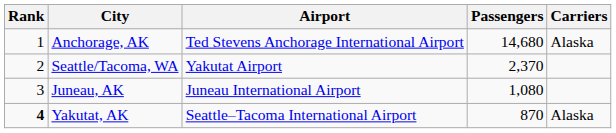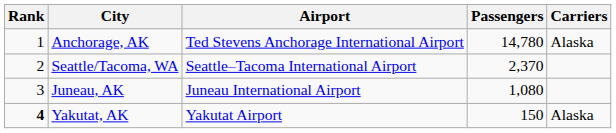(522, 41) 14,680 -> (522, 41) 14,780
(234, 66) Yakutat Airport -> (301, 66) Seattle–Tacoma International Airport
(301, 115) Seattle–Tacoma International Airport -> (234, 115) Yakutat Airport
(532, 115) 870 -> (532, 115) 150
